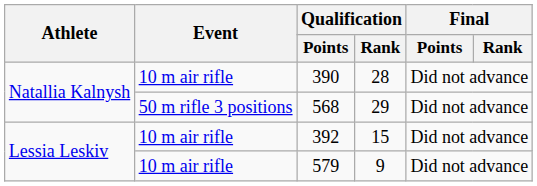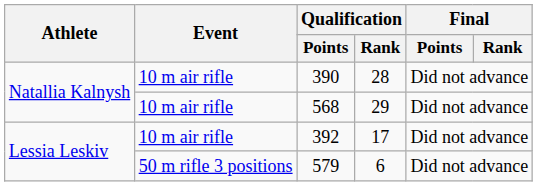(216, 107) 50 m rifle 3 positions -> (186, 107) 10 m air rifle
(380, 136) 15 -> (380, 136) 17
(186, 166) 10 m air rifle -> (216, 166) 50 m rifle 3 positions
(380, 166) 9 -> (380, 166) 6
